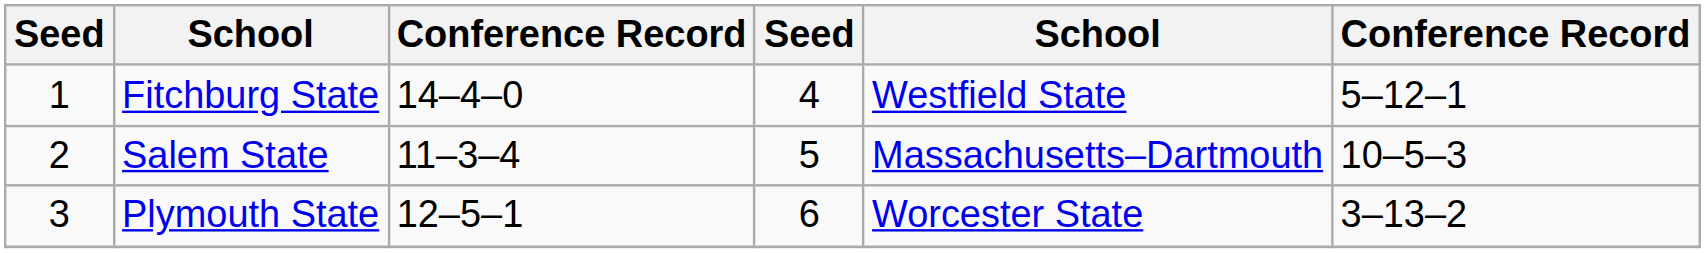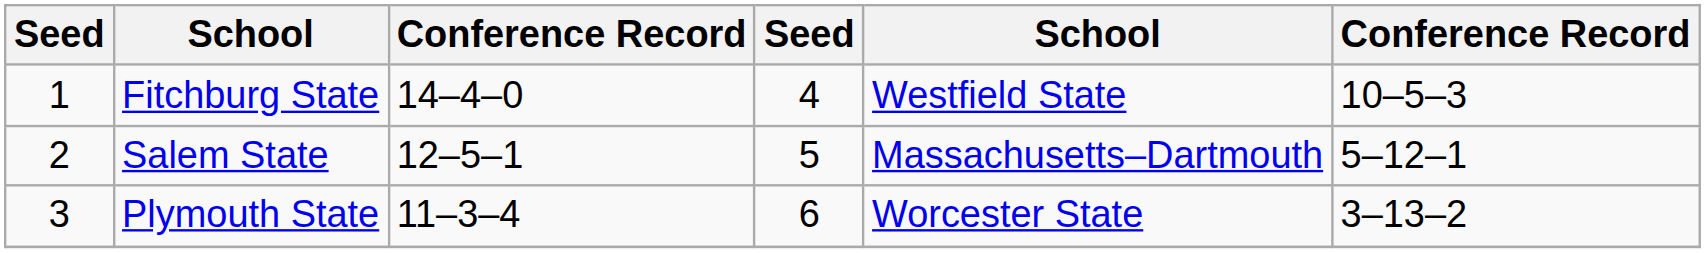(1404, 94) 5–12–1 -> (1404, 94) 10–5–3
(459, 154) 11–3–4 -> (460, 154) 12–5–1
(1404, 154) 10–5–3 -> (1404, 154) 5–12–1
(460, 214) 12–5–1 -> (459, 214) 11–3–4
